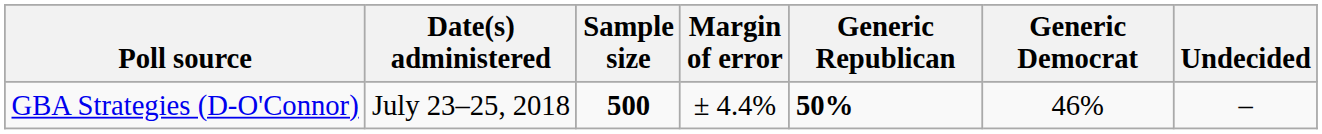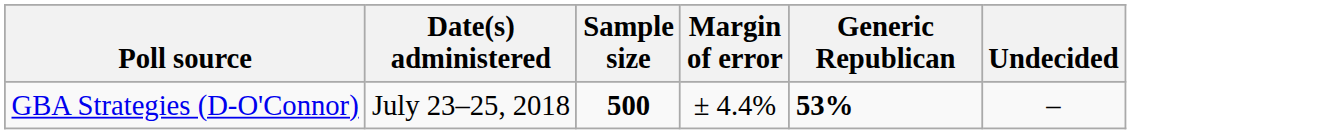- column: (1078, 43)
(825, 104) 50% -> (825, 104) 53%
